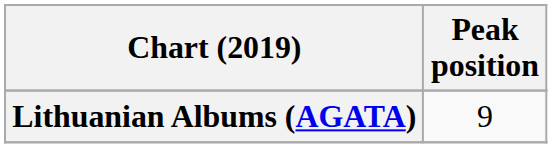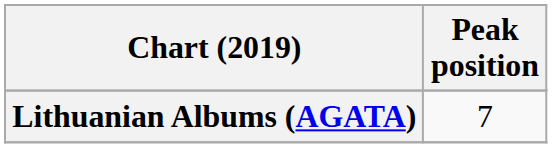(485, 116) 9 -> (485, 116) 7
